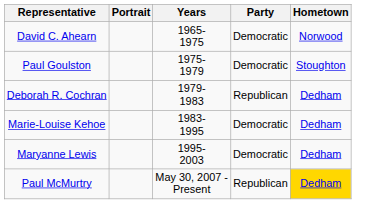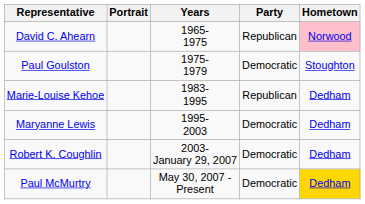(260, 36) Democratic -> (270, 36) Republican
(321, 36) no background -> (330, 36) pink background
- row: (57, 95)
(260, 124) Democratic -> (270, 95) Republican
+ row: (56, 154)
(260, 183) Republican -> (270, 183) Democratic
